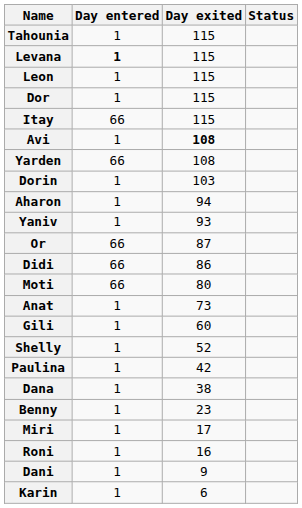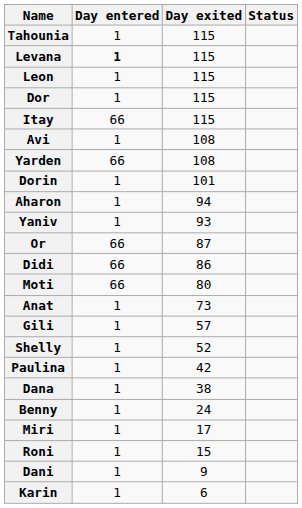(204, 139) bold -> (204, 139) normal
(204, 181) 103 -> (204, 181) 101
(204, 326) 60 -> (204, 326) 57
(204, 409) 23 -> (204, 409) 24
(204, 451) 16 -> (204, 451) 15
